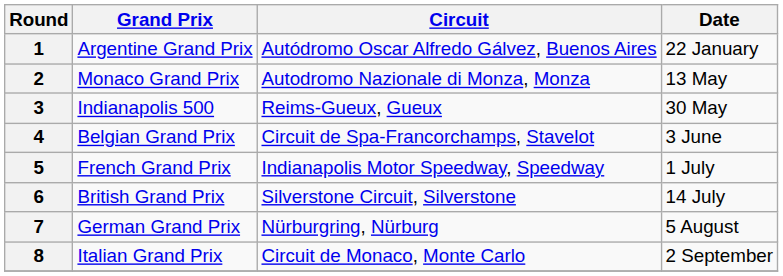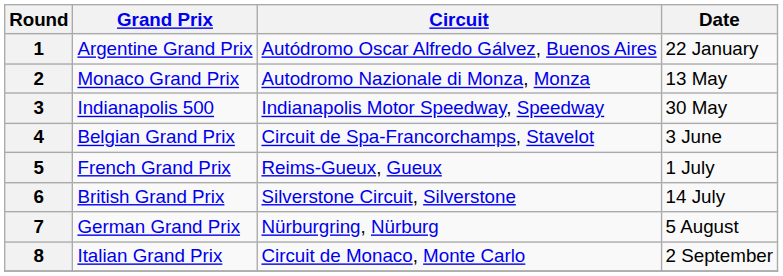(352, 108) Reims-Gueux, Gueux -> (433, 108) Indianapolis Motor Speedway, Speedway
(433, 167) Indianapolis Motor Speedway, Speedway -> (352, 167) Reims-Gueux, Gueux
